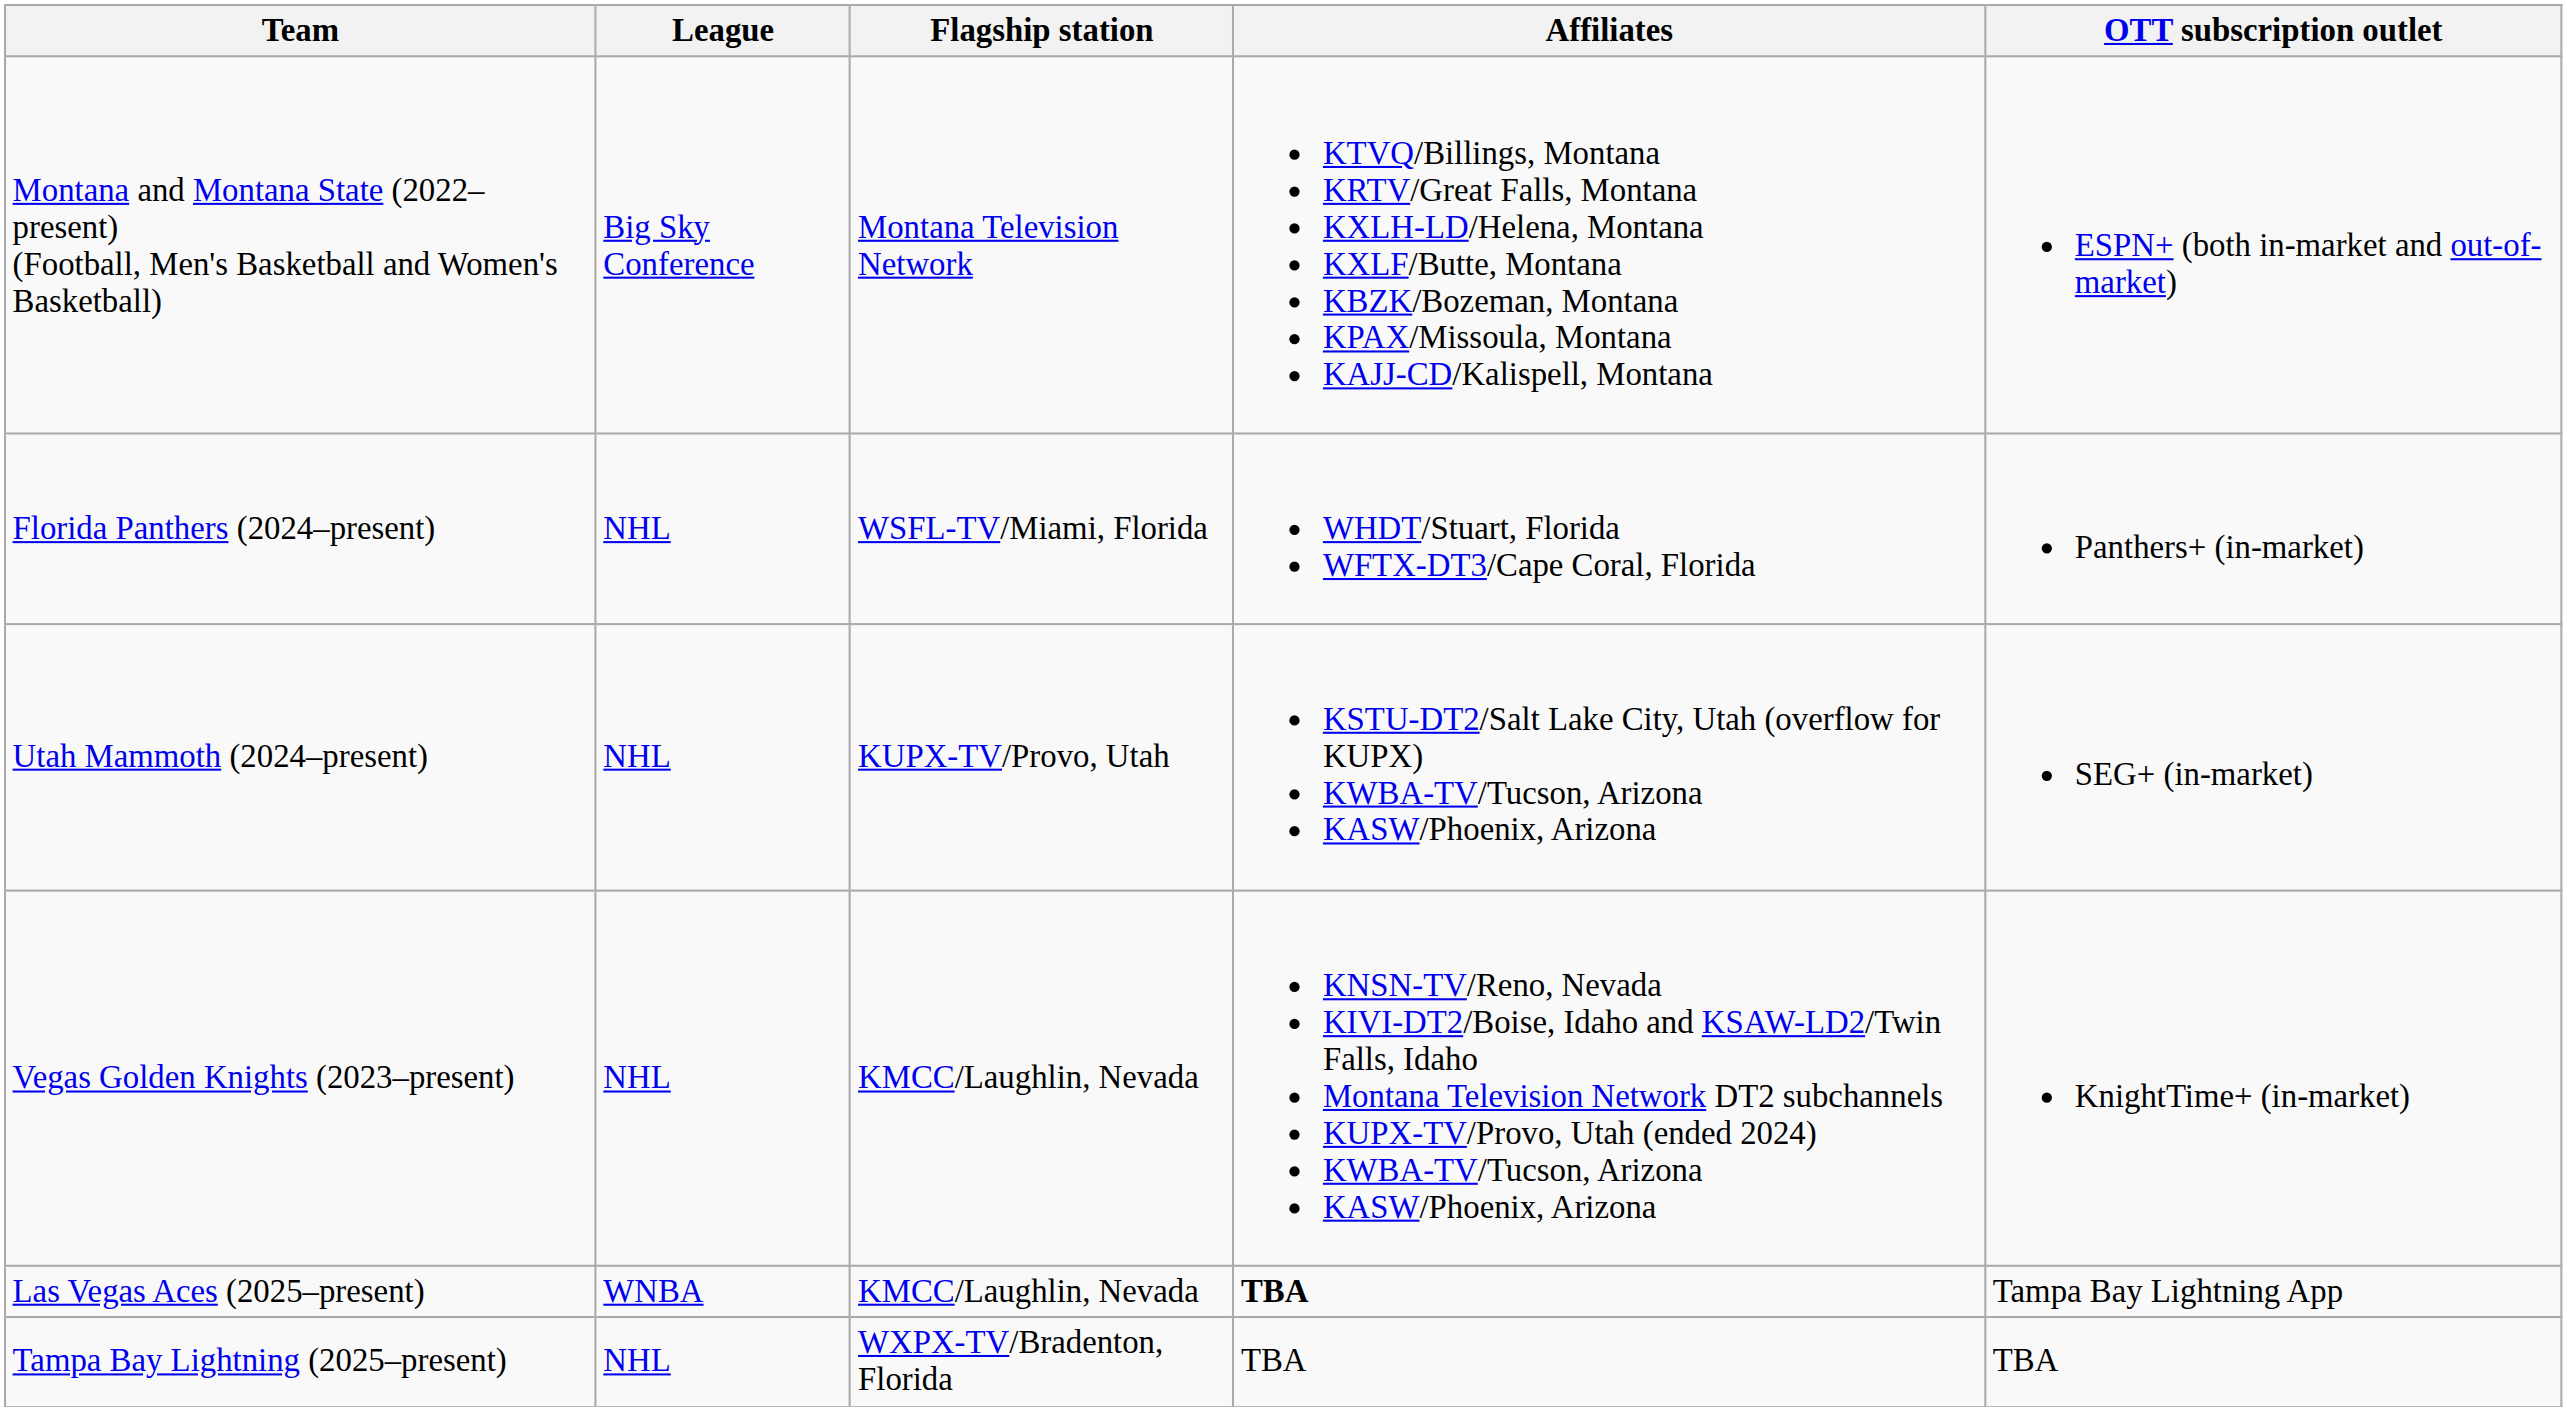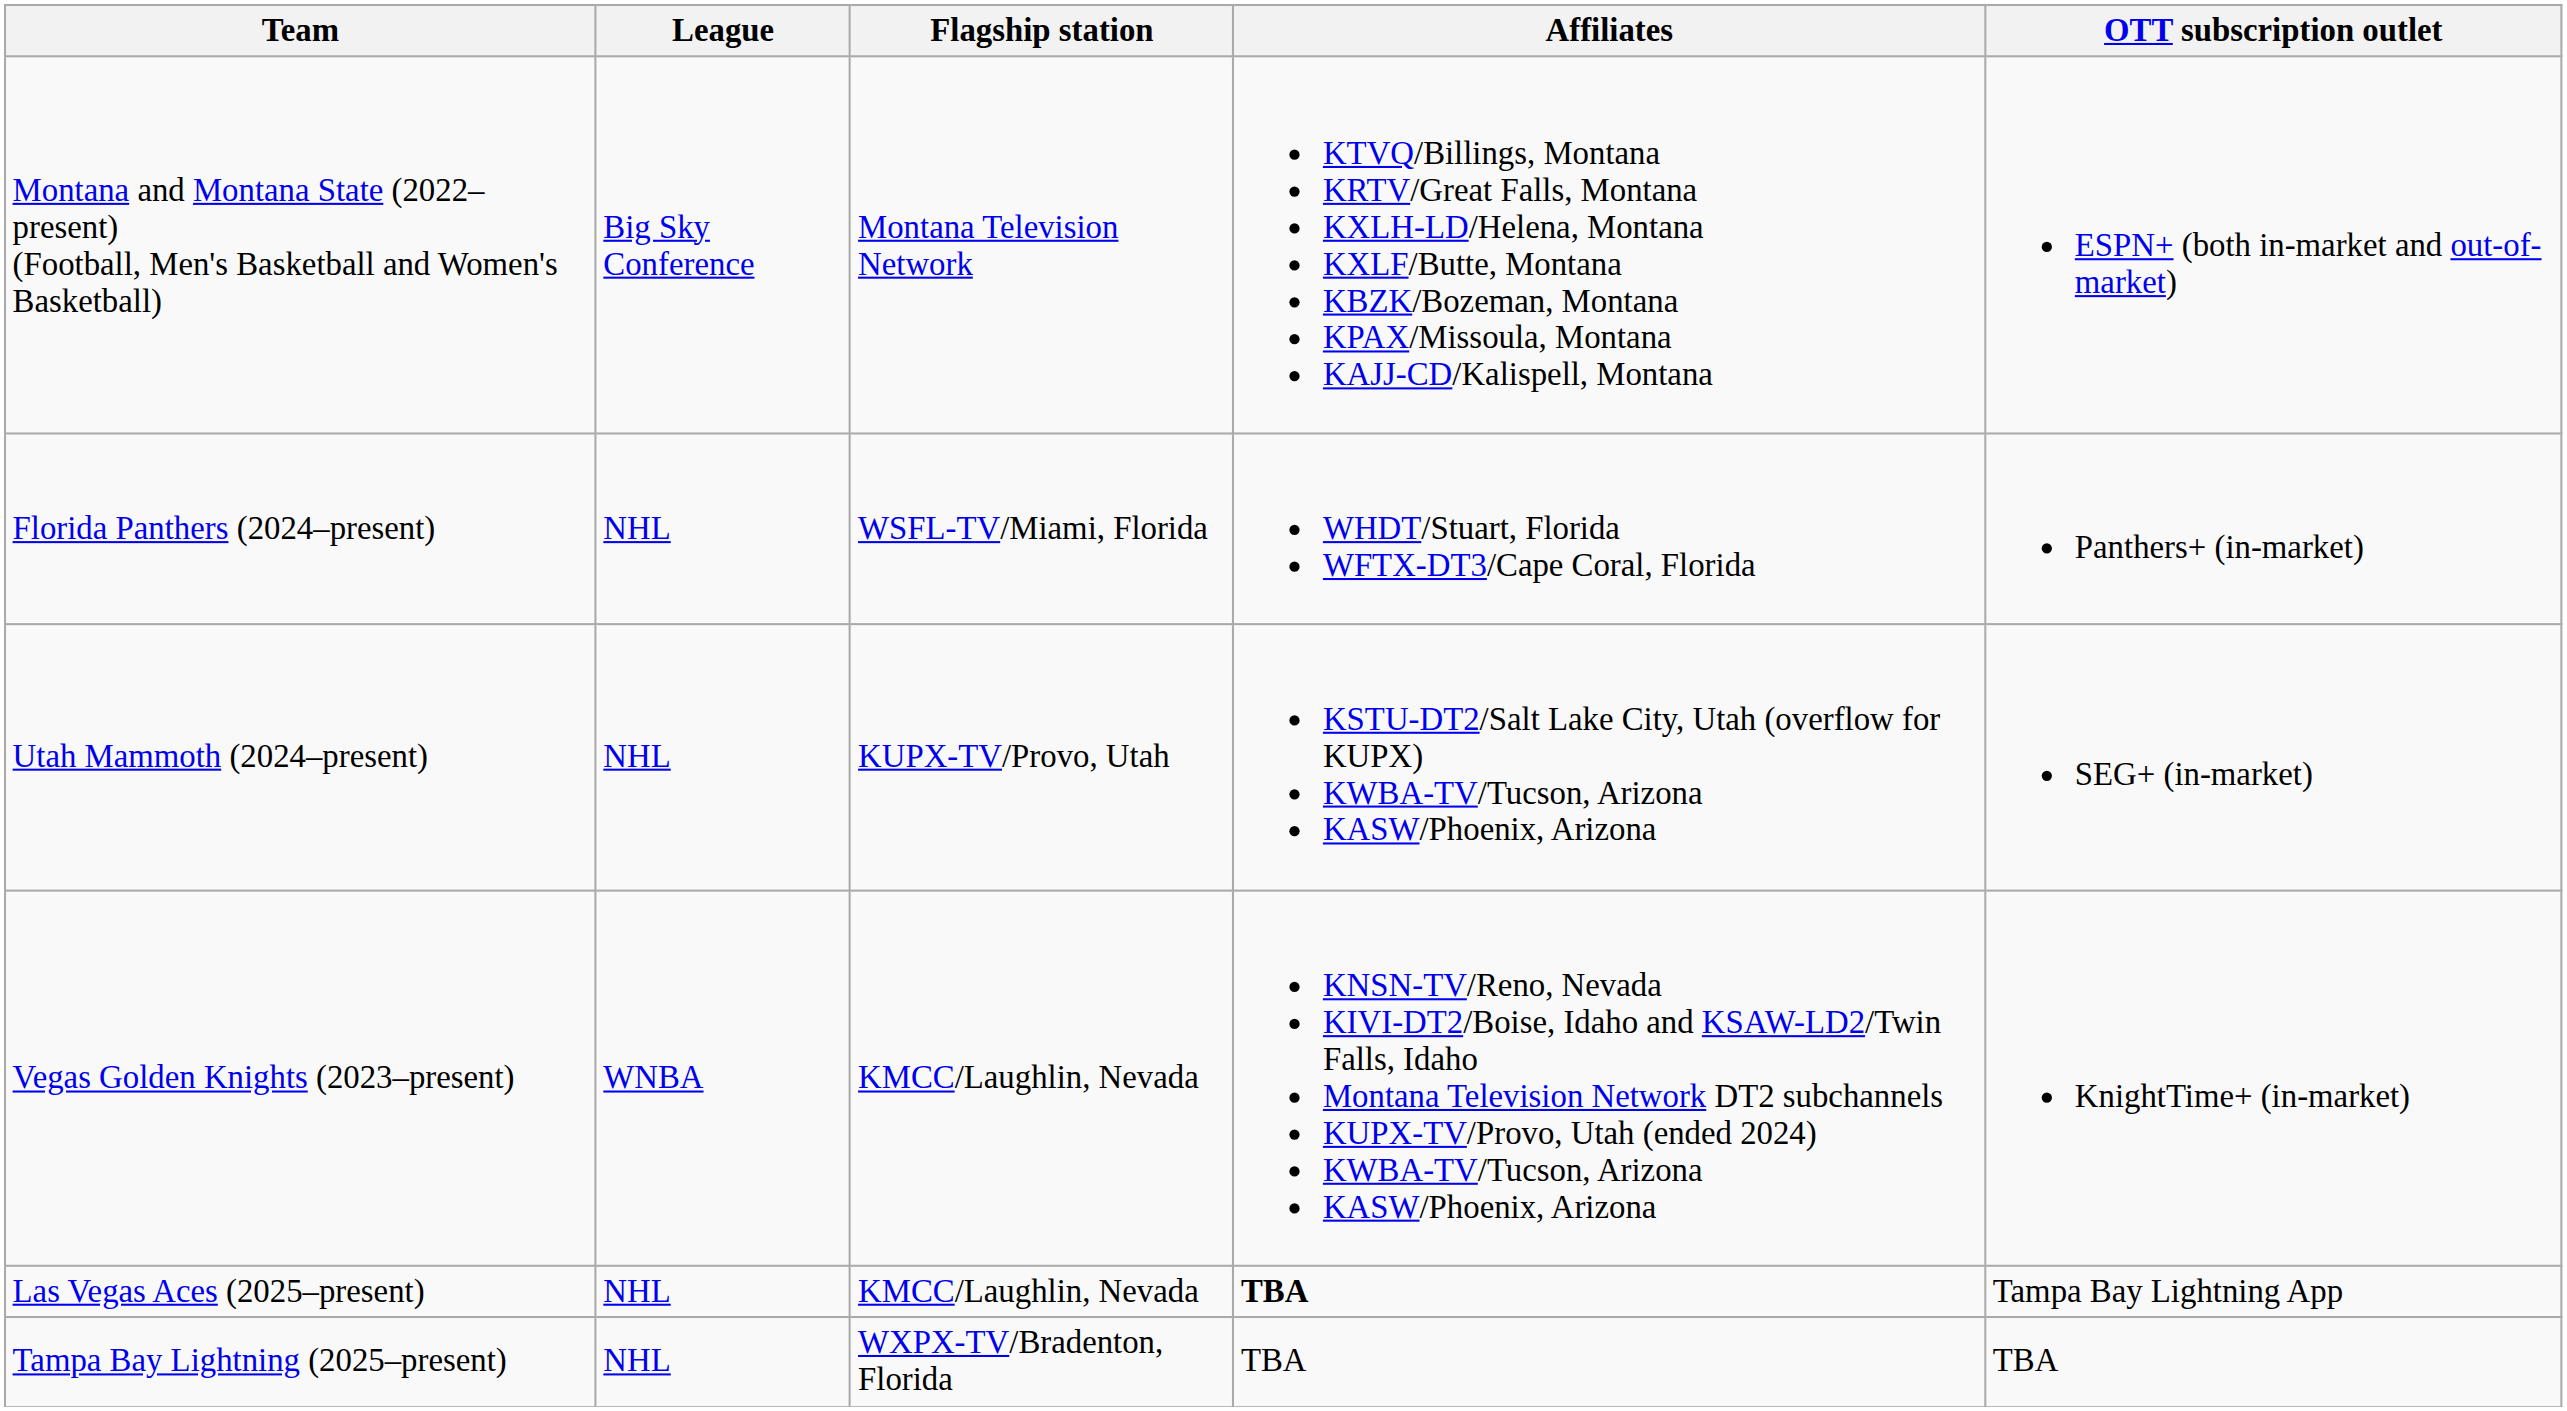(637, 1077) NHL -> (653, 1077) WNBA
(653, 1291) WNBA -> (637, 1291) NHL
